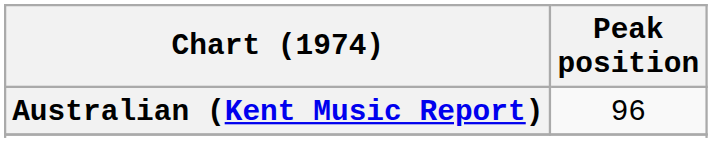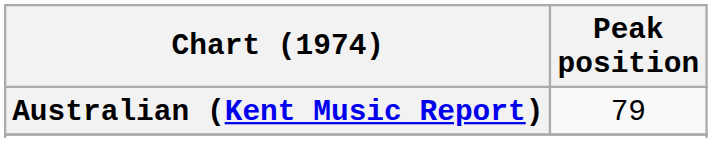(628, 111) 96 -> (628, 111) 79
